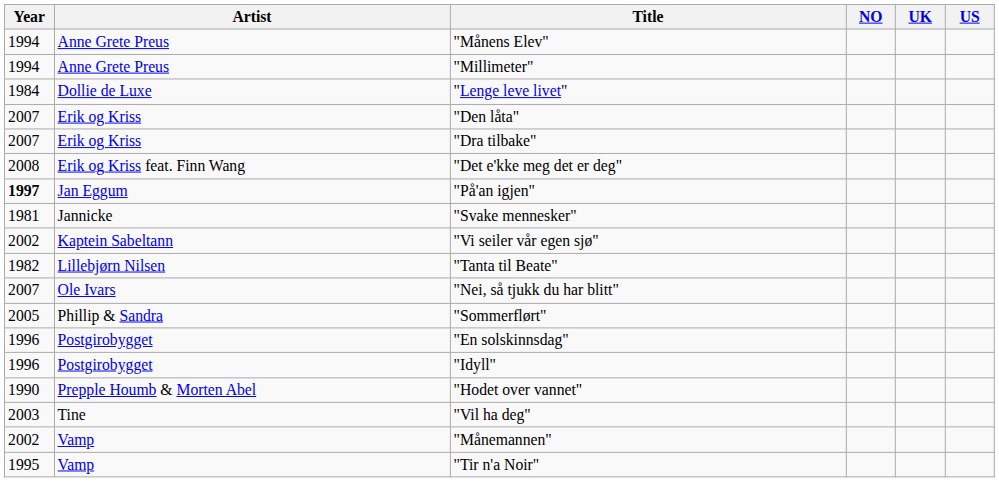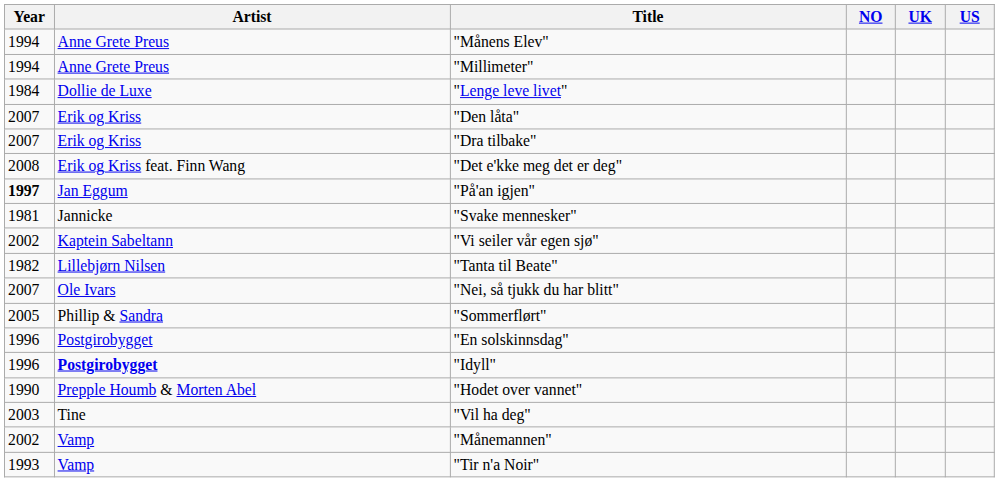(105, 365) normal -> (108, 365) bold
(24, 464) 1995 -> (24, 464) 1993
